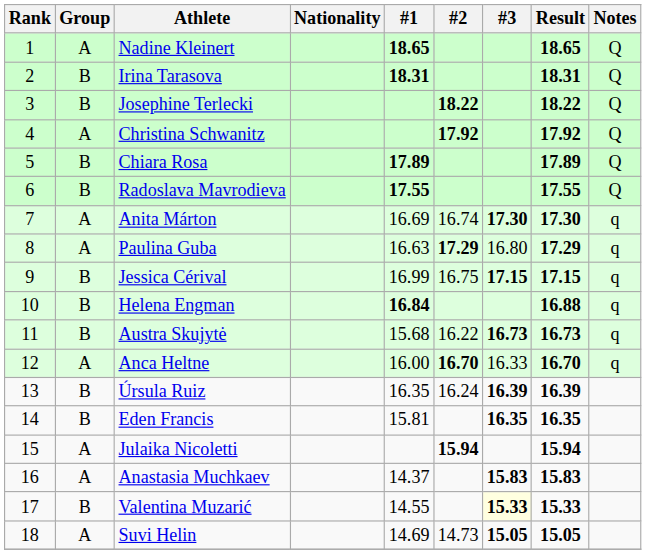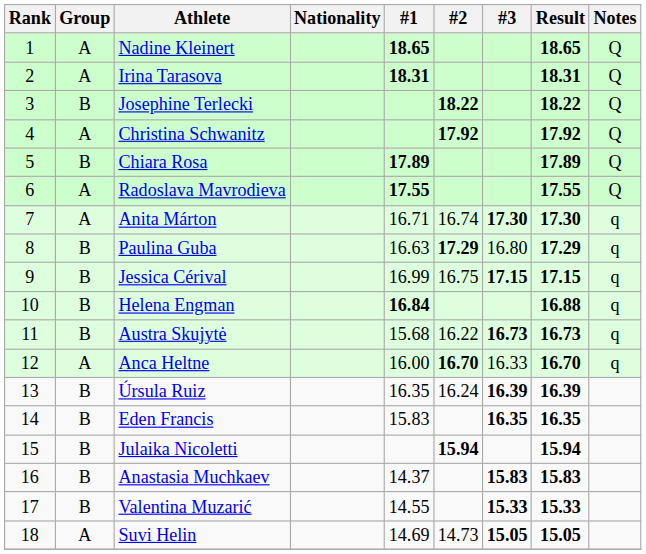(85, 76) B -> (85, 76) A
(85, 190) B -> (85, 190) A
(409, 219) 16.69 -> (409, 219) 16.71
(85, 248) A -> (85, 248) B
(409, 420) 15.81 -> (409, 420) 15.83
(85, 448) A -> (85, 448) B
(85, 477) A -> (85, 477) B
(507, 506) lightyellow background -> (507, 506) no background
